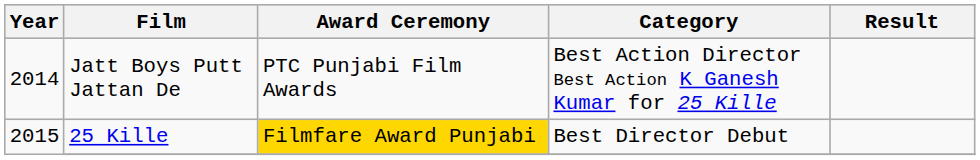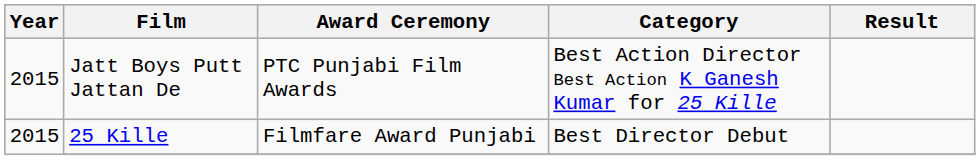(35, 79) 2014 -> (35, 79) 2015
(399, 137) gold background -> (399, 137) no background
